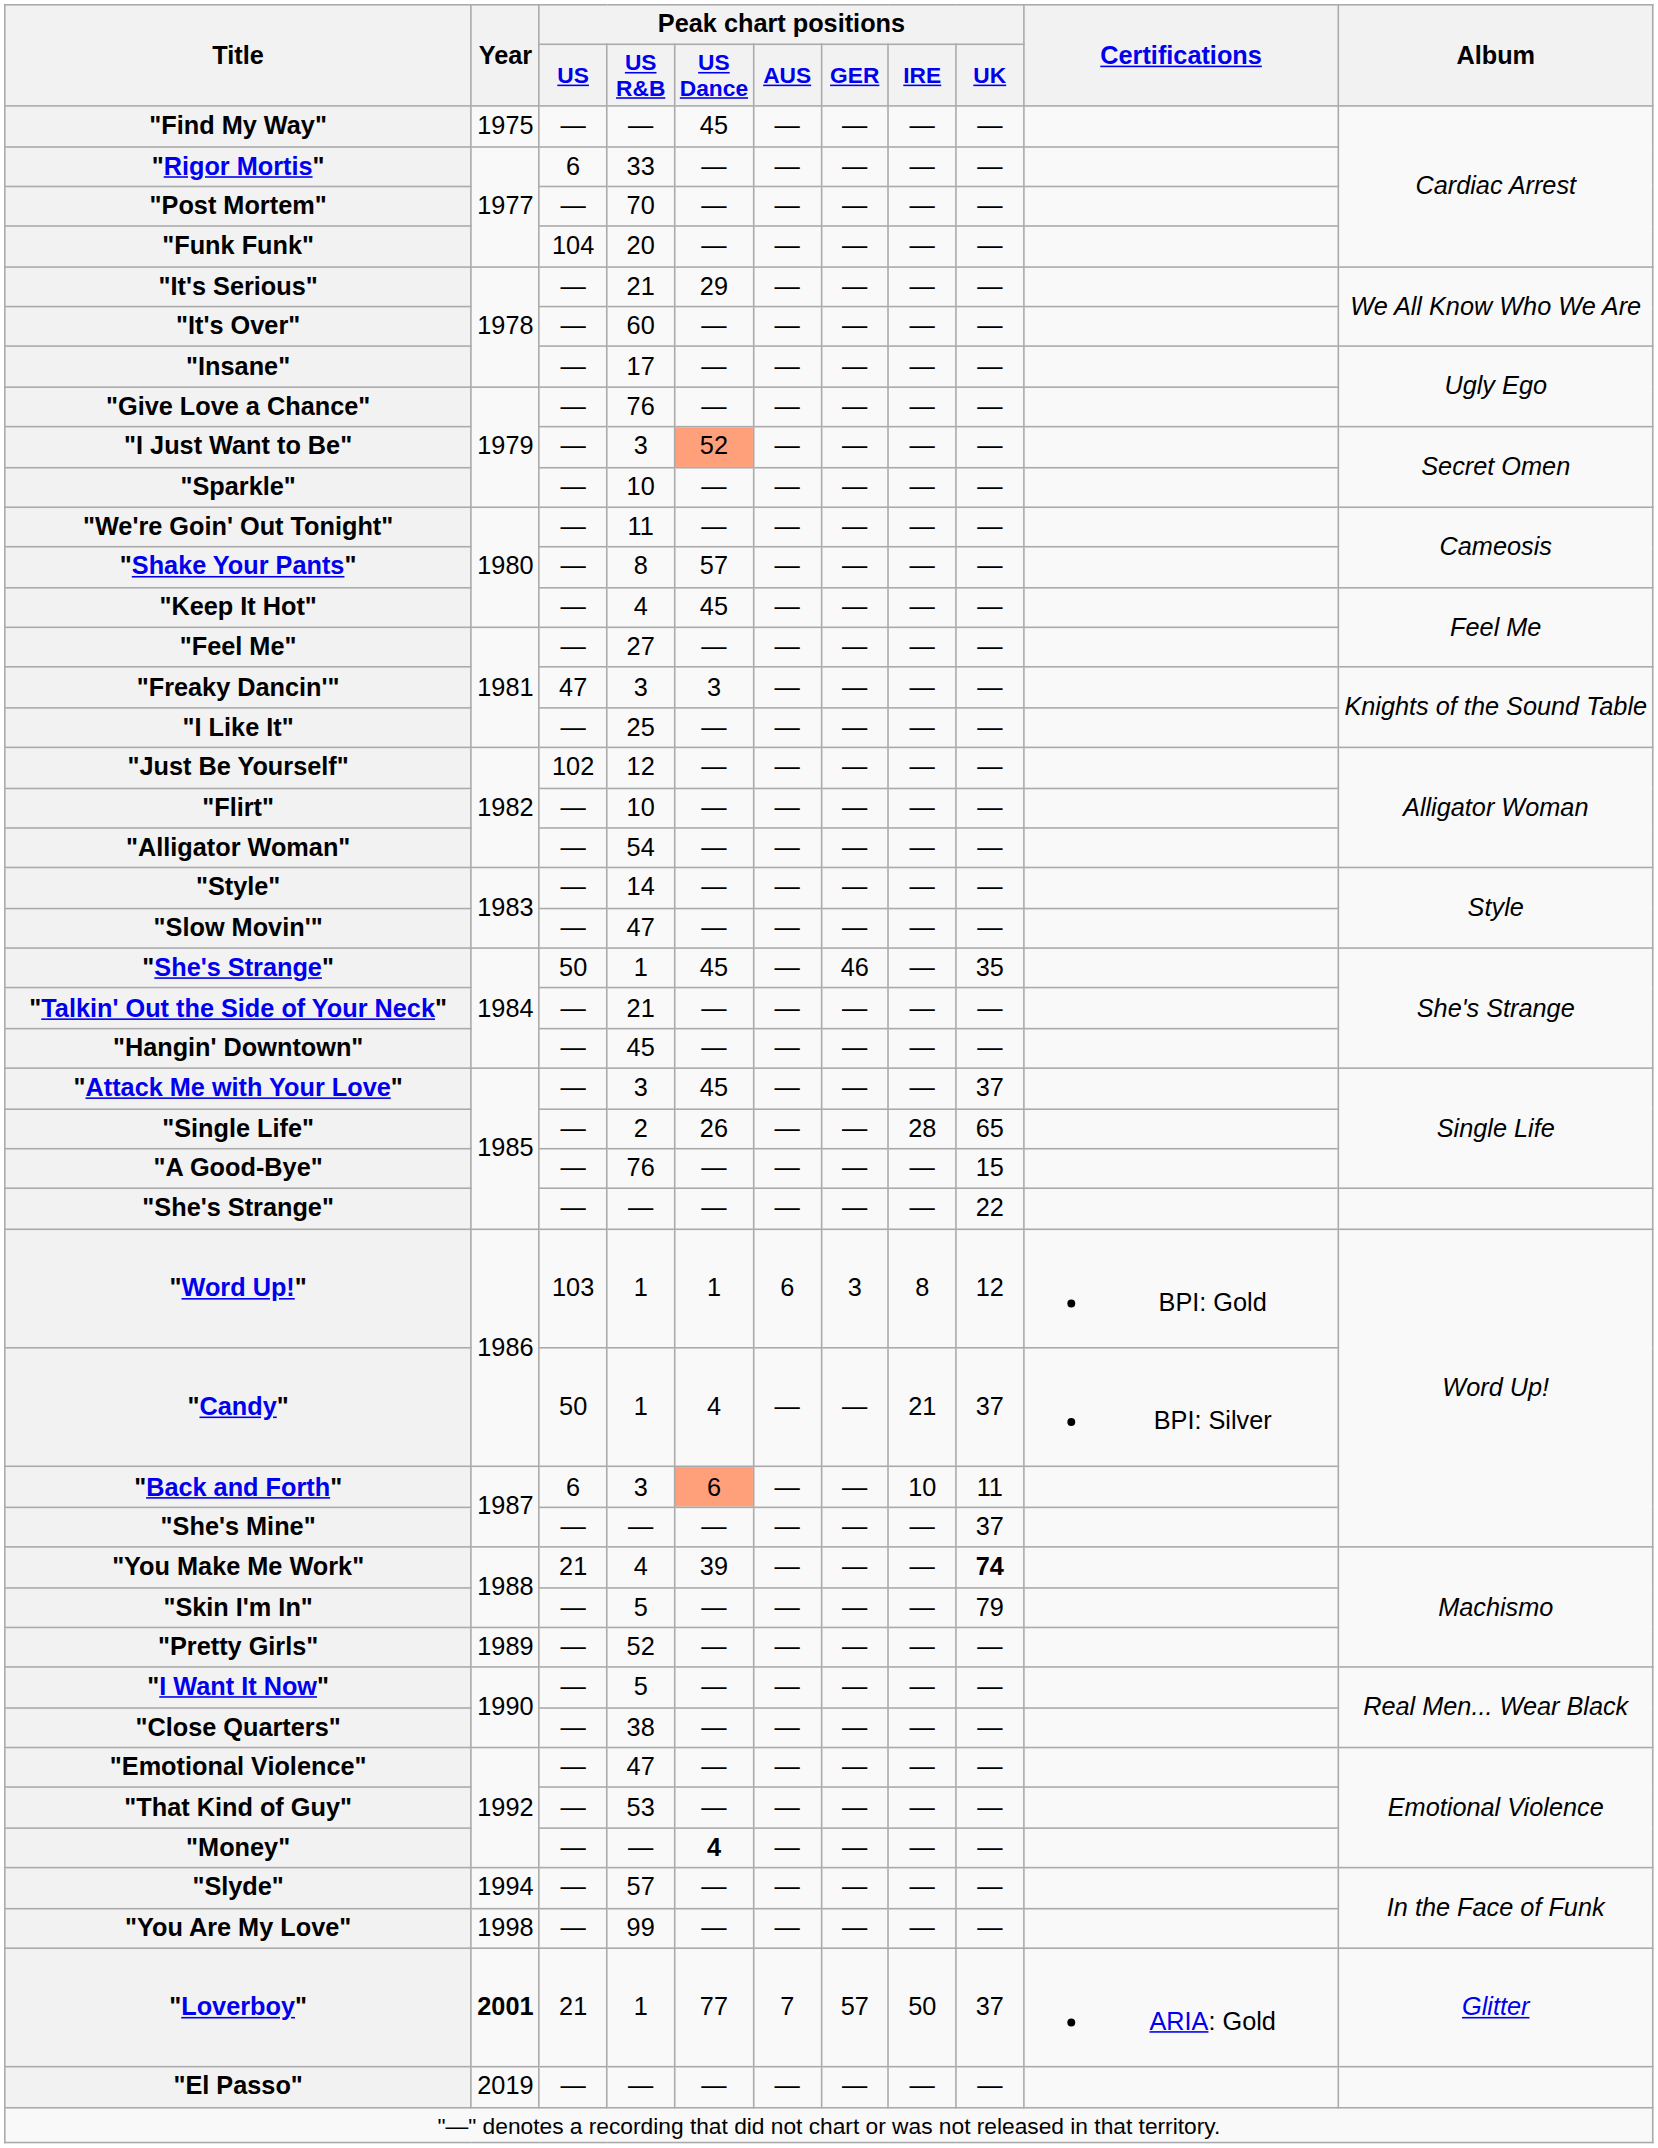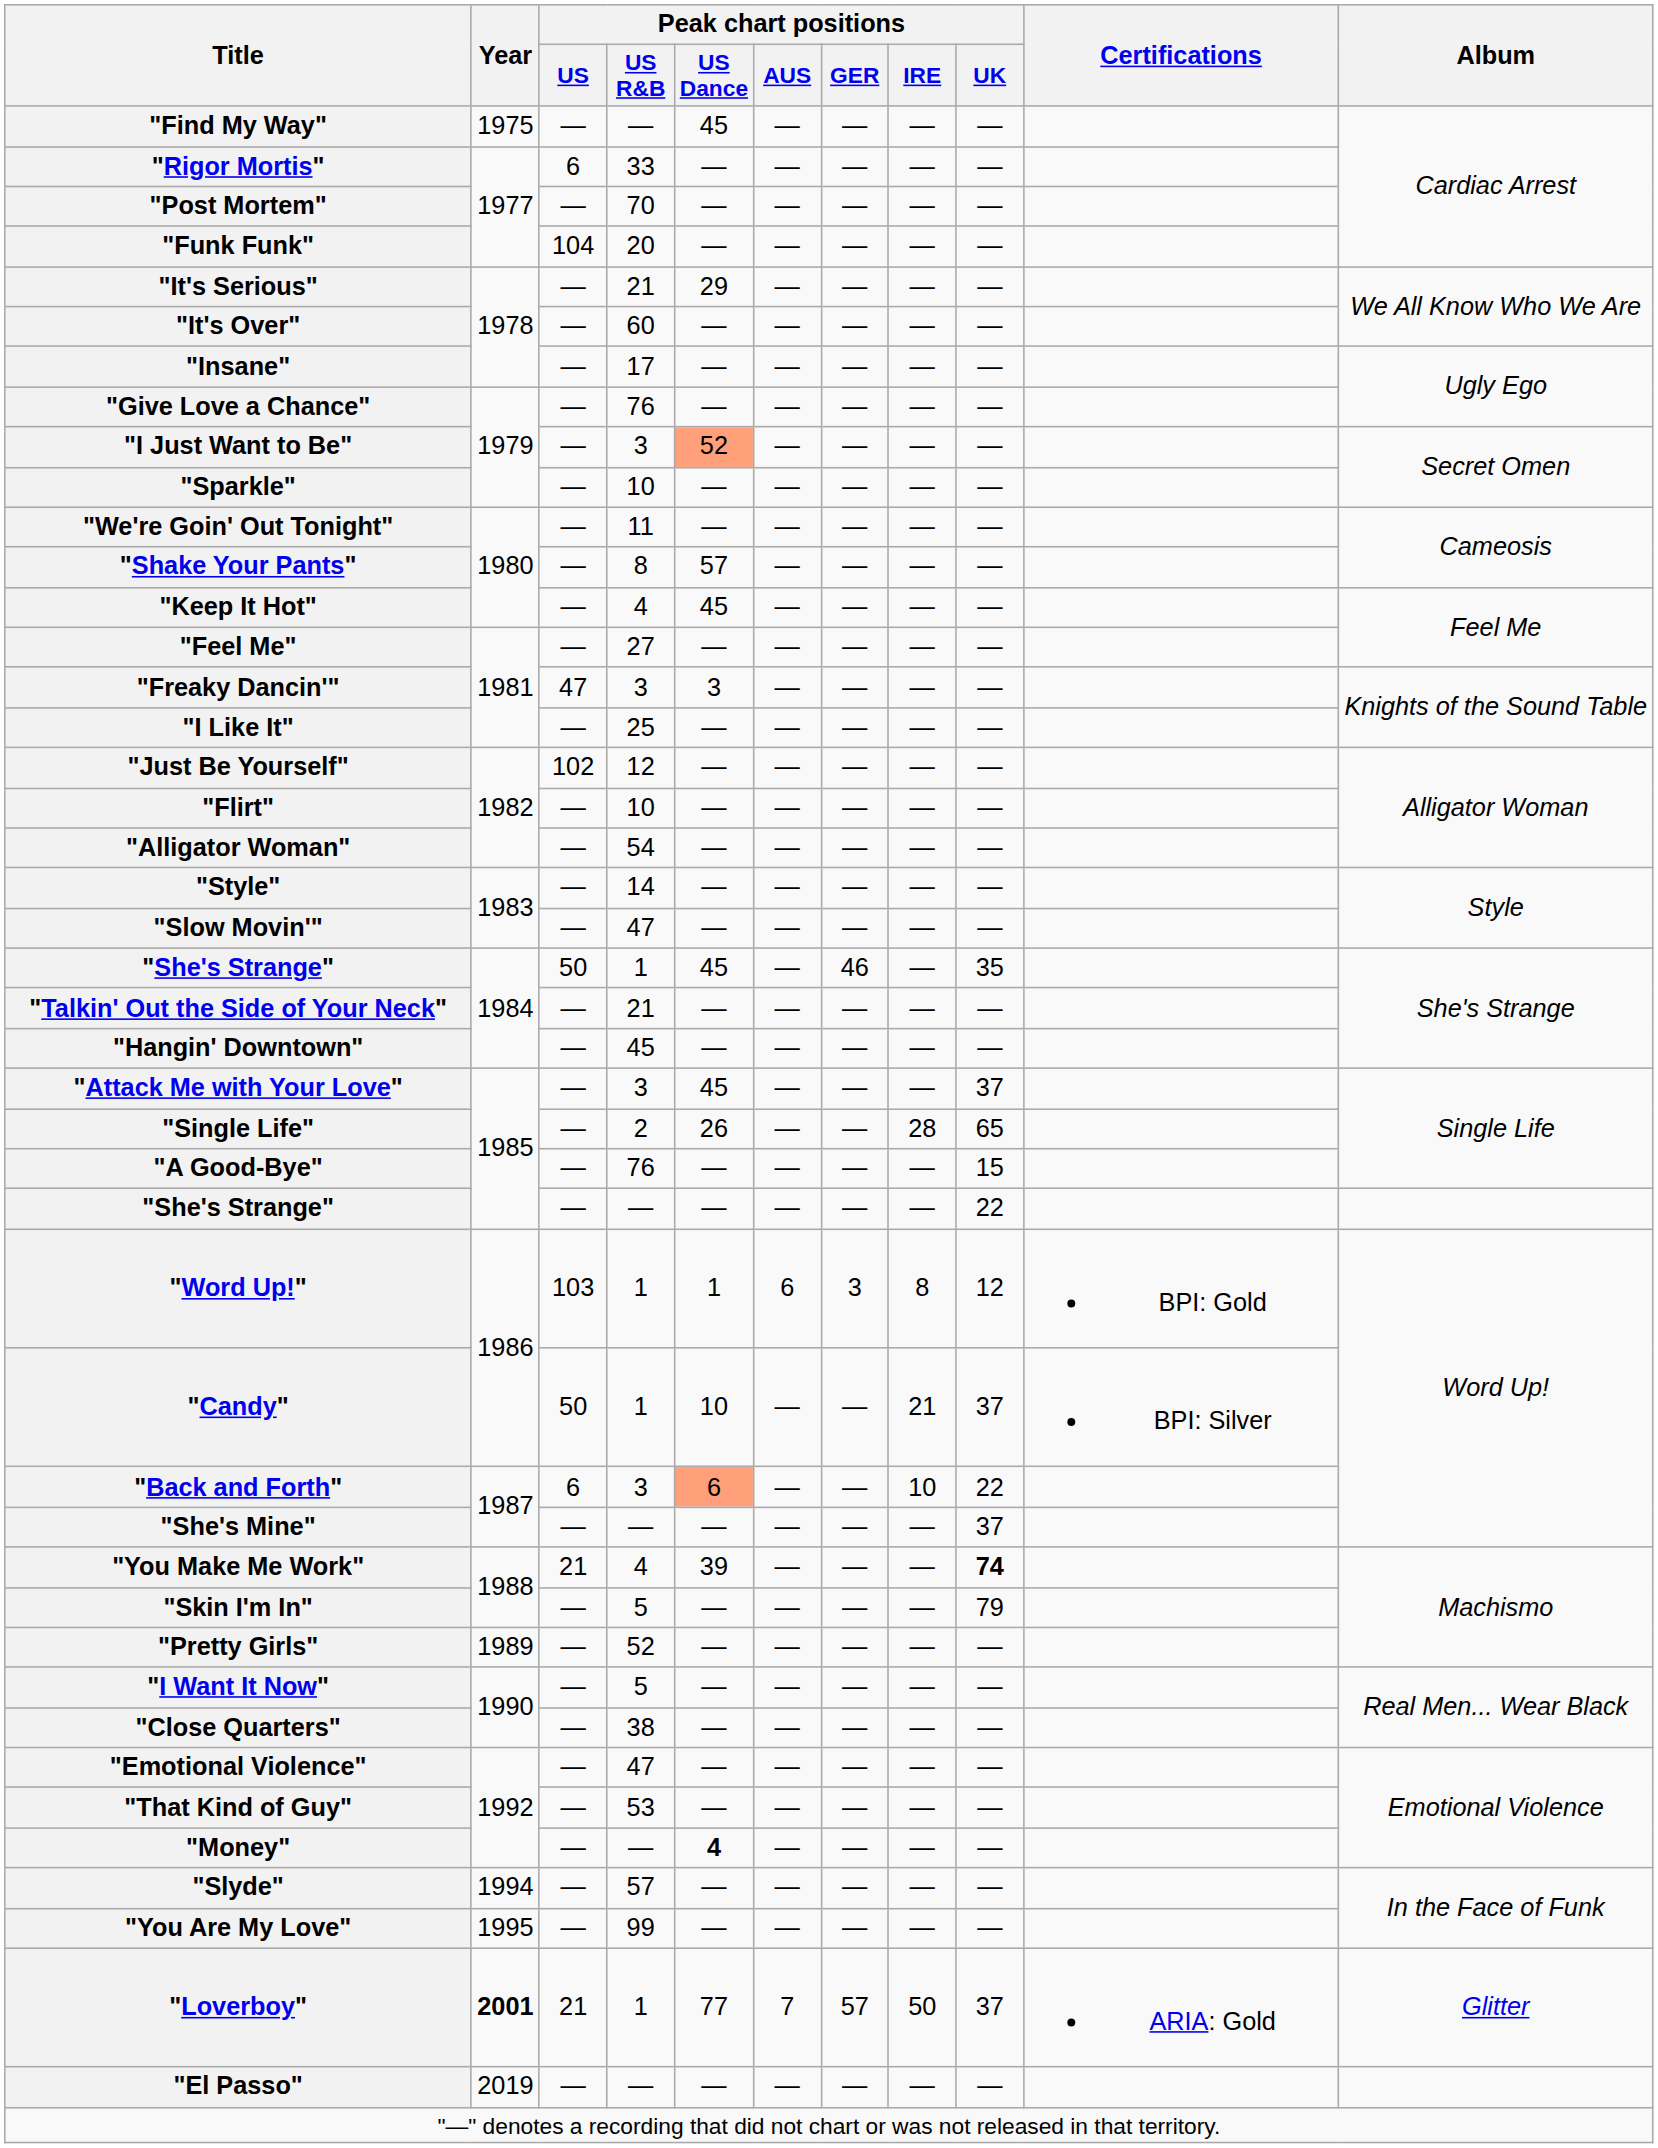(714, 1407) 4 -> (714, 1407) 10
(990, 1486) 11 -> (990, 1486) 22
(505, 1927) 1998 -> (505, 1927) 1995
